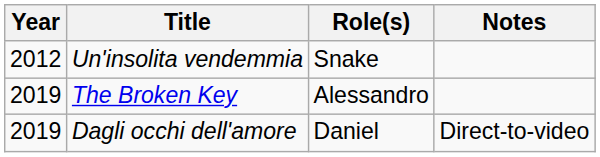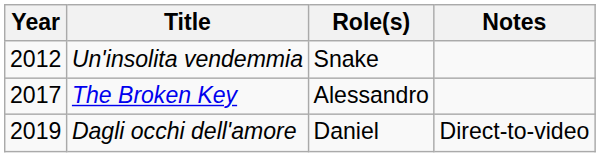(36, 95) 2019 -> (36, 95) 2017
